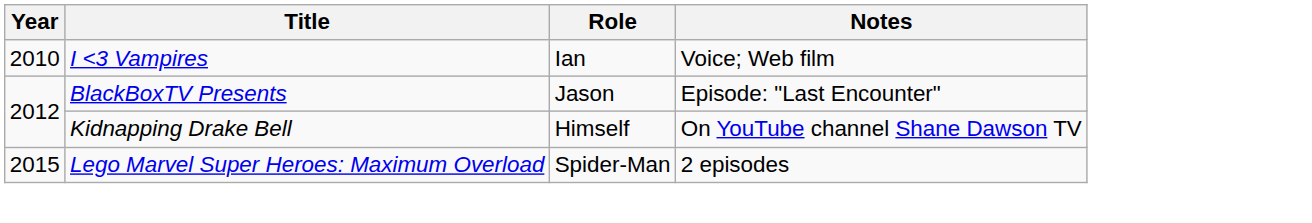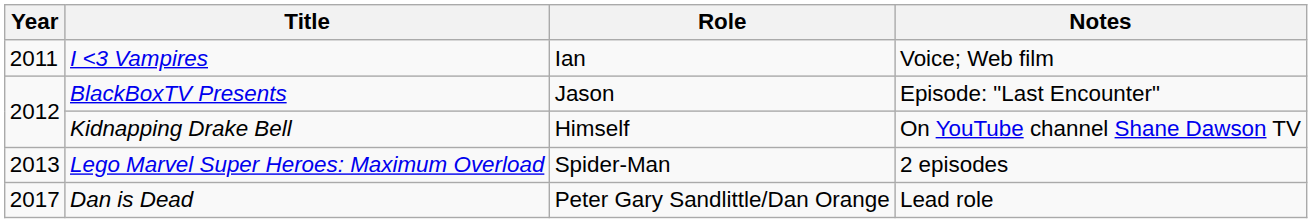(35, 57) 2010 -> (34, 57) 2011
(35, 164) 2015 -> (35, 164) 2013
+ row: (132, 199)
